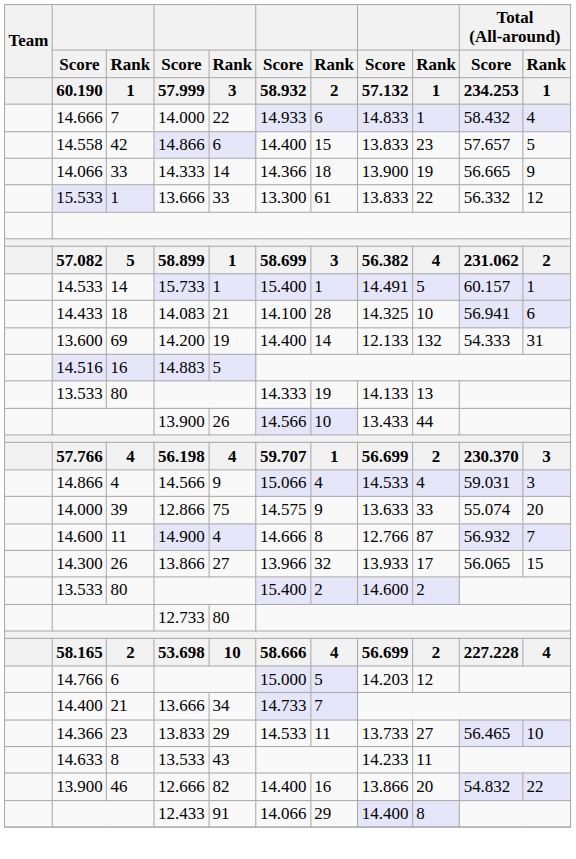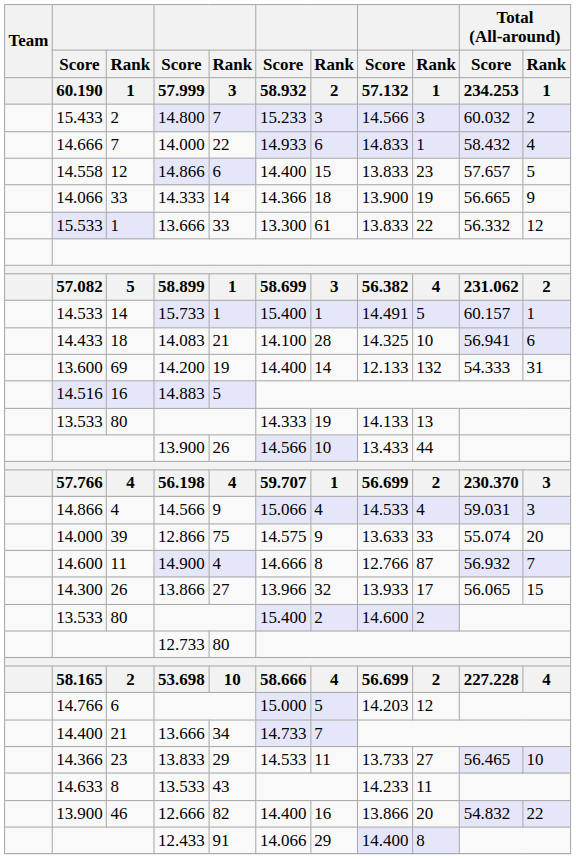+ row: (79, 117)
(119, 144) 42 -> (119, 171) 12
